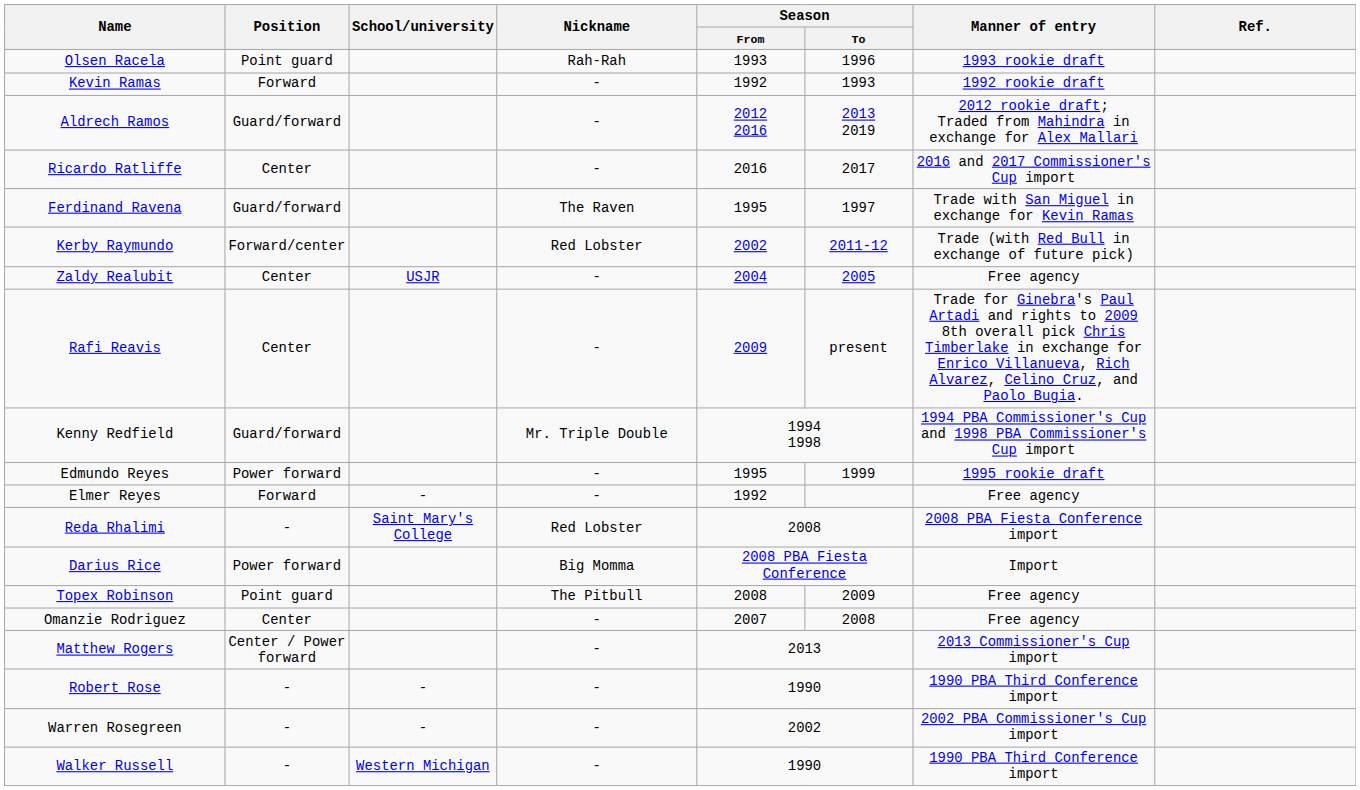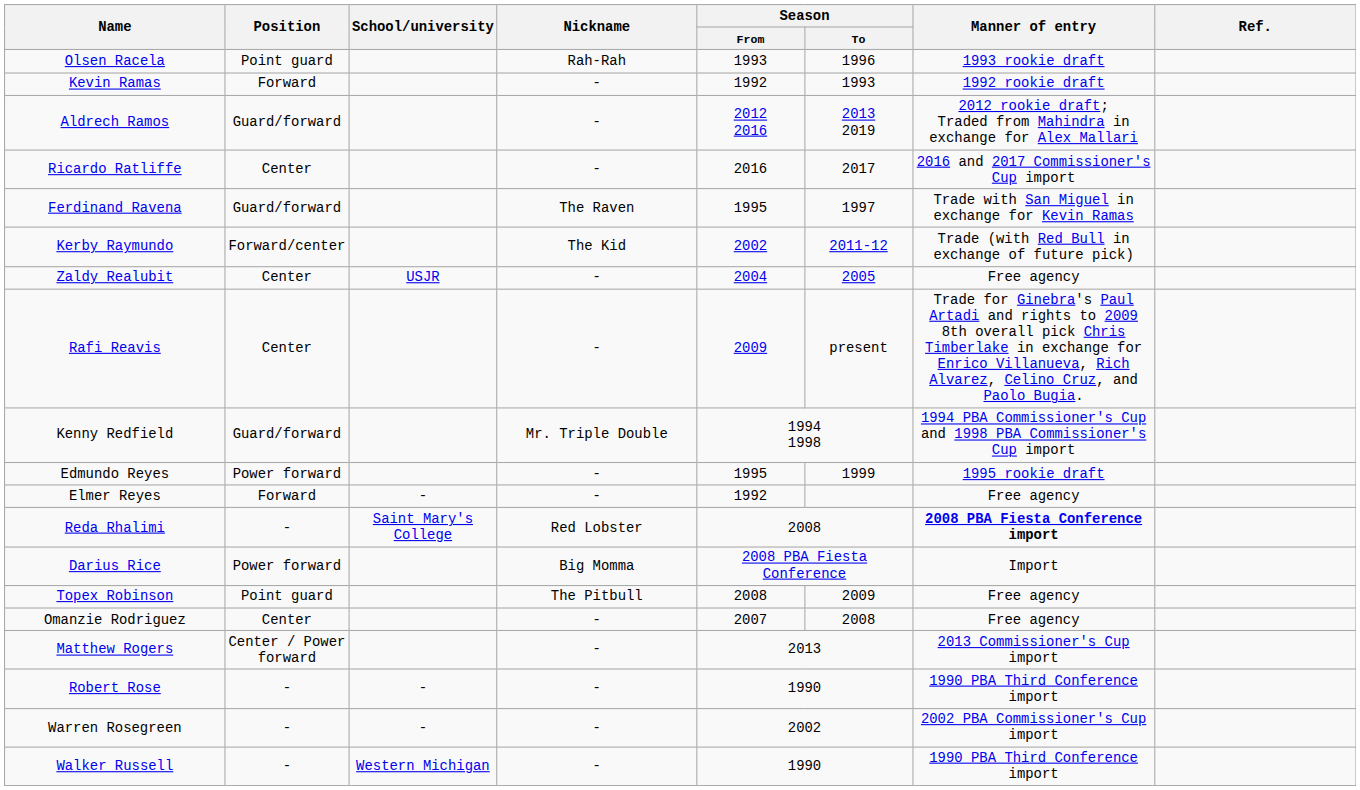(597, 247) Red Lobster -> (597, 247) The Kid
(1034, 527) normal -> (1034, 527) bold
